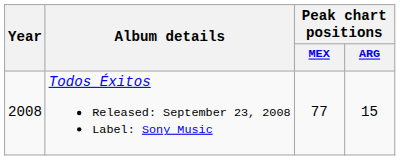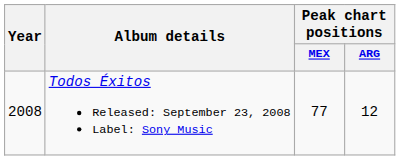(369, 113) 15 -> (369, 113) 12
